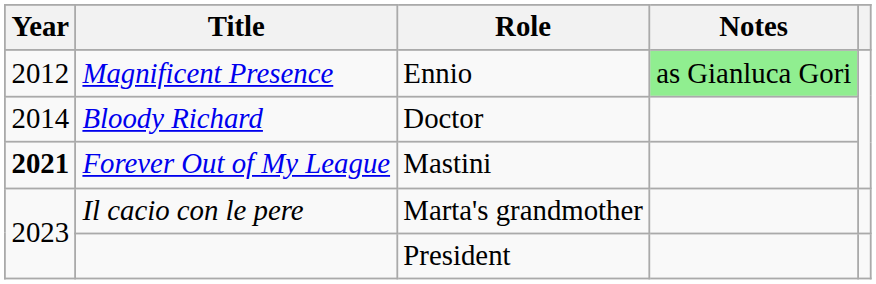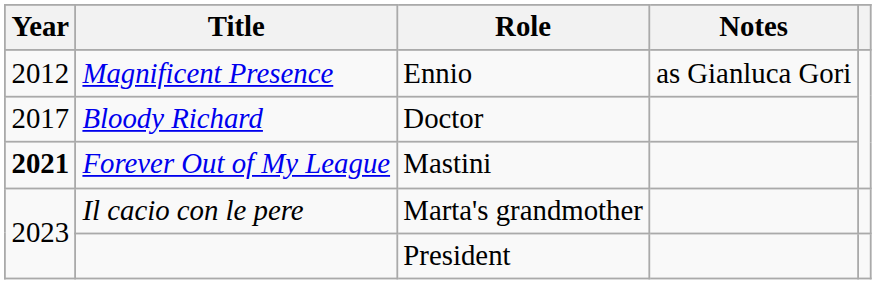(754, 73) lightgreen background -> (754, 73) no background
(40, 118) 2014 -> (40, 118) 2017
